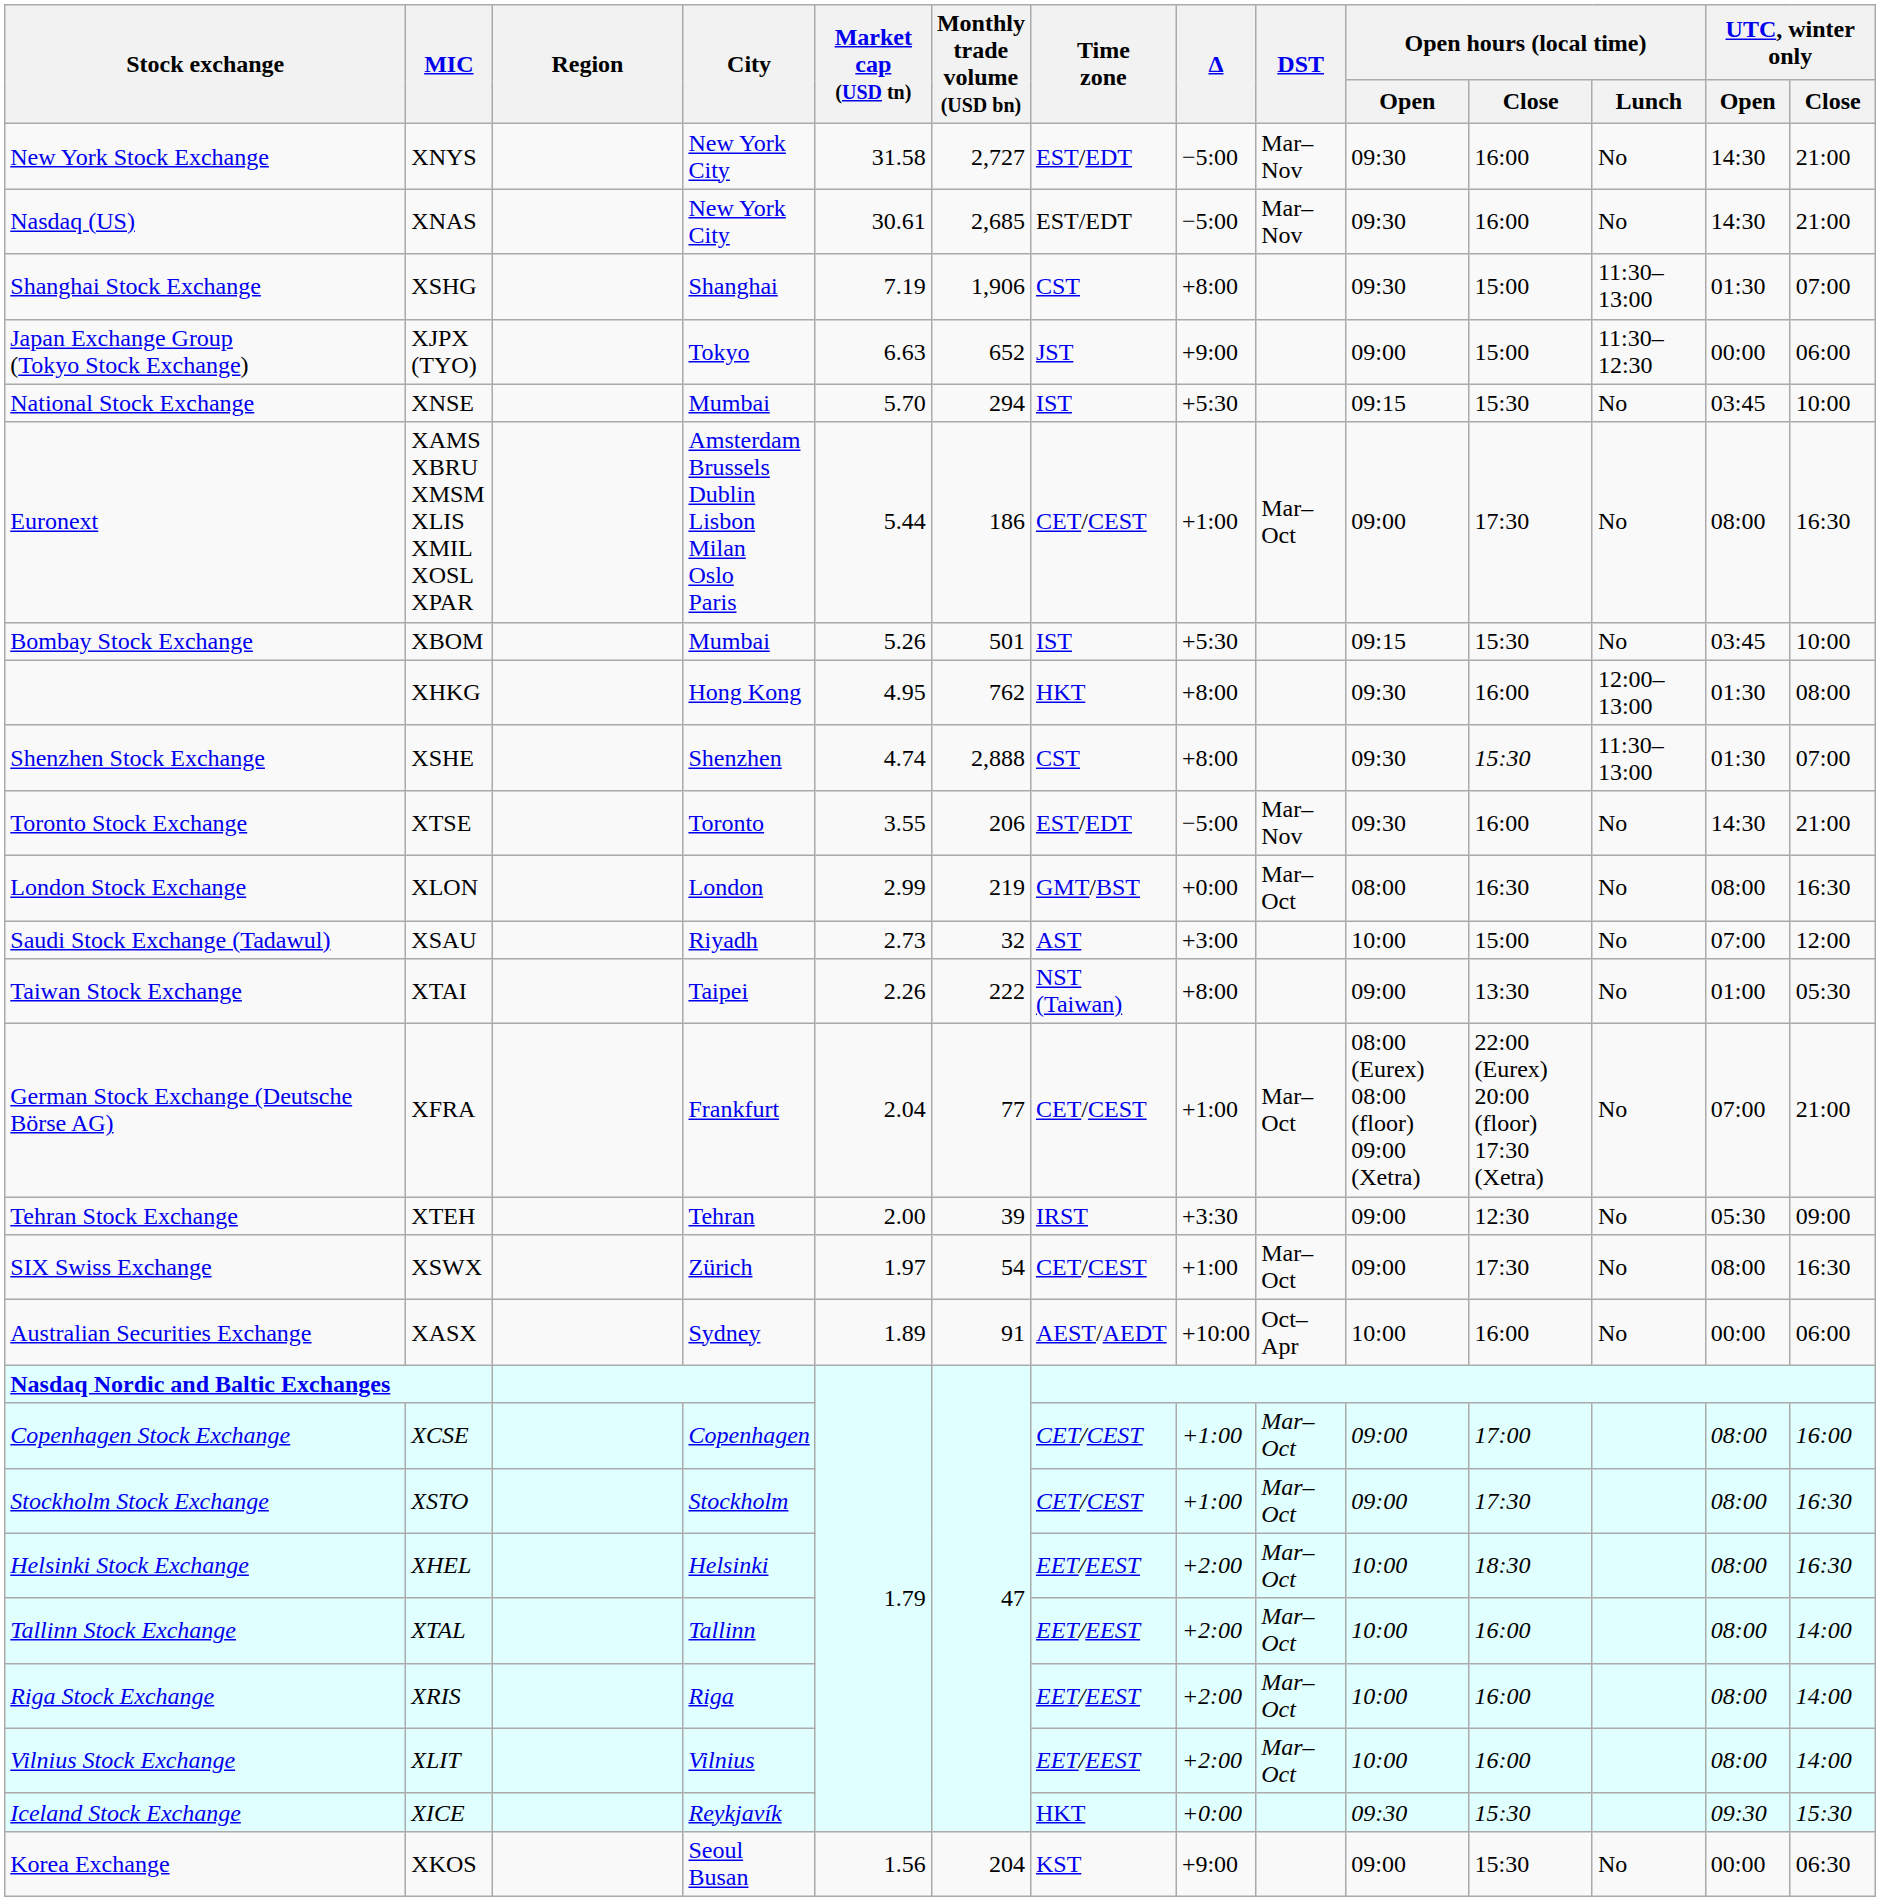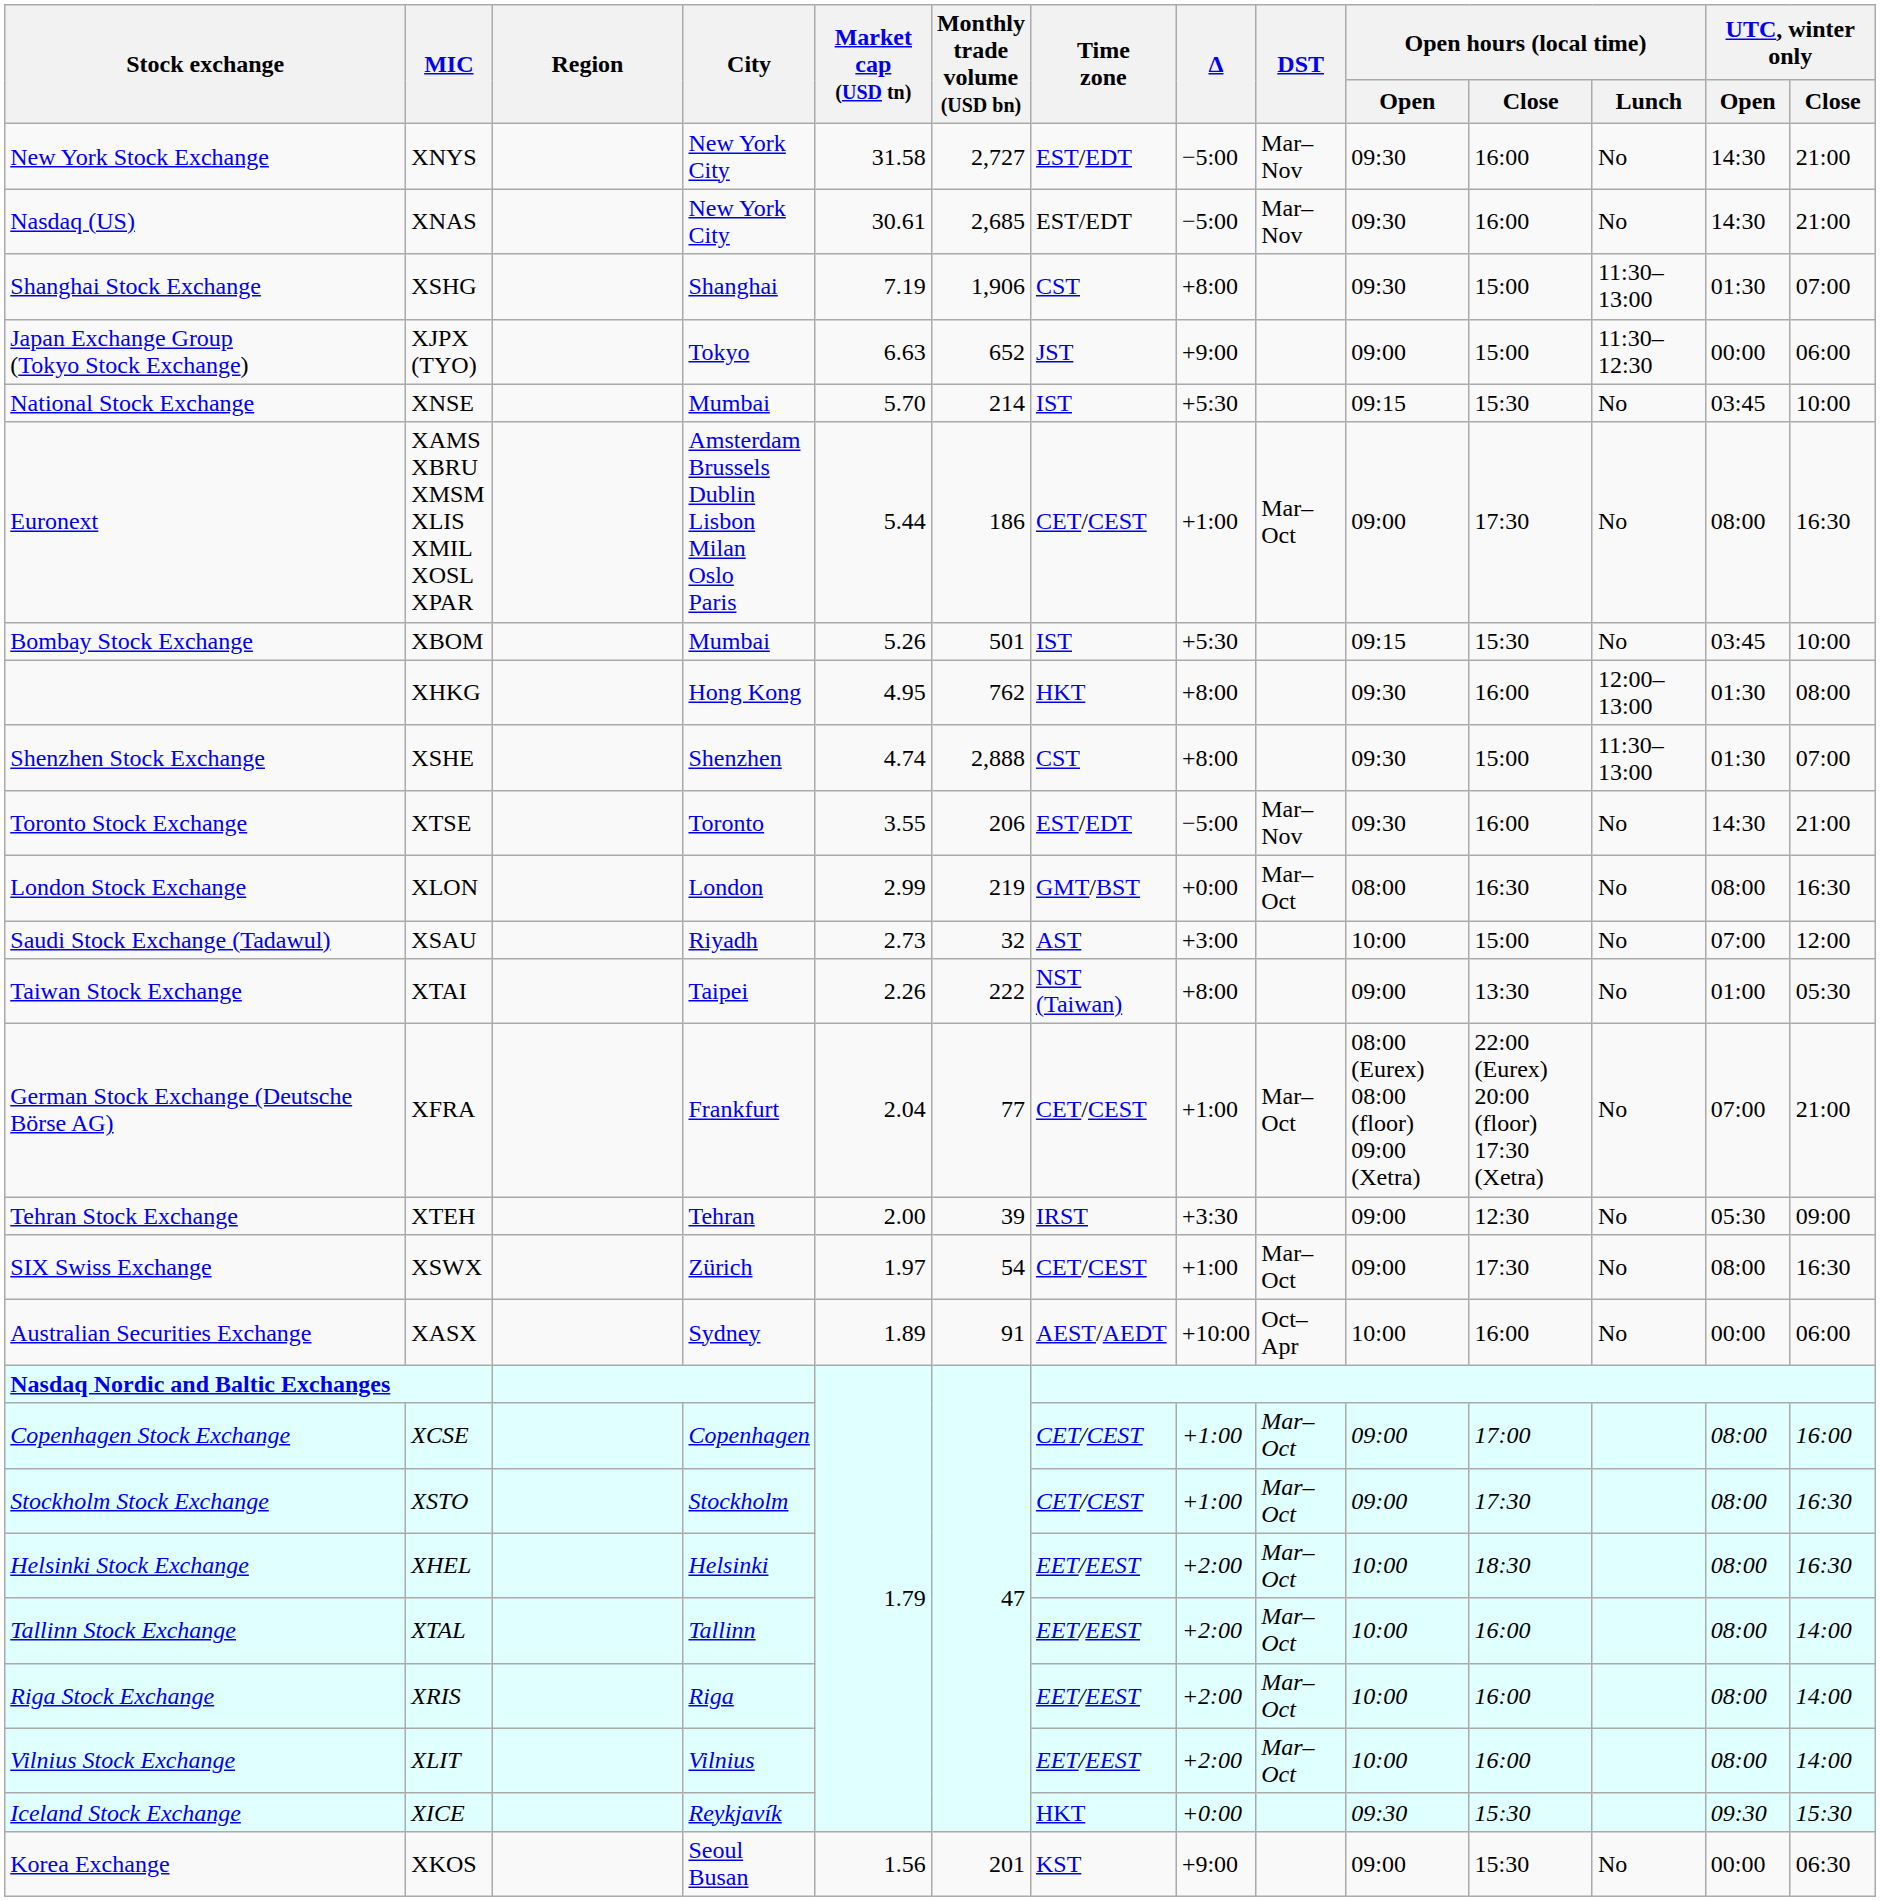(1007, 402) 294 -> (1007, 402) 214
(1503, 757) 15:30 -> (1502, 757) 15:00
(1007, 1863) 204 -> (1007, 1863) 201
